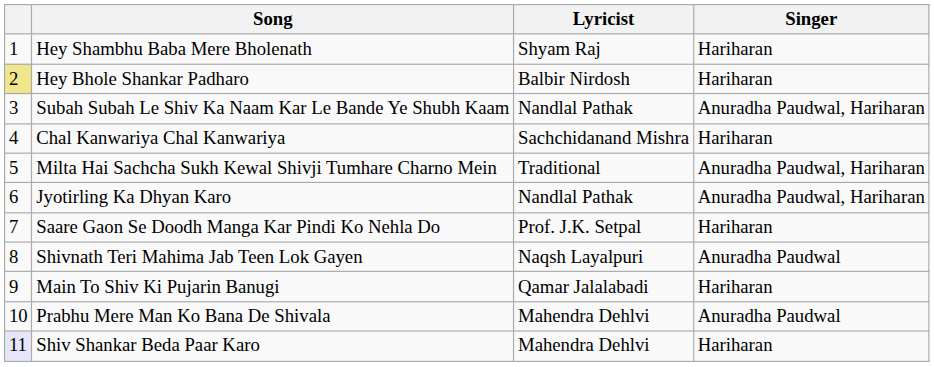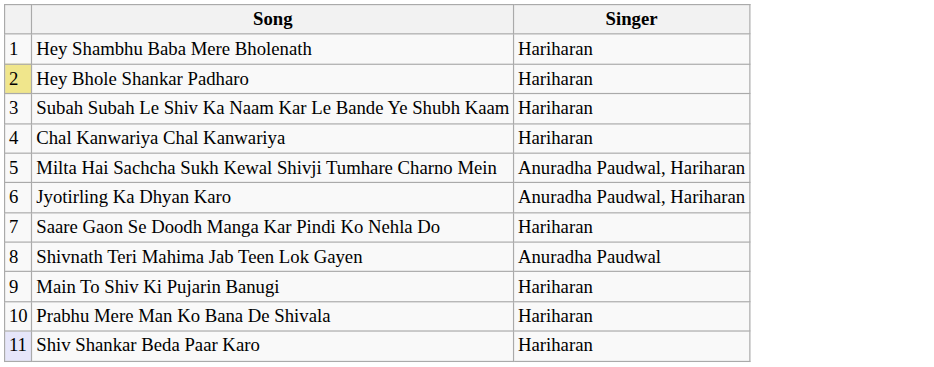- column: (604, 19)
(811, 108) Anuradha Paudwal, Hariharan -> (555, 108) Hariharan
(769, 316) Anuradha Paudwal -> (555, 316) Hariharan
